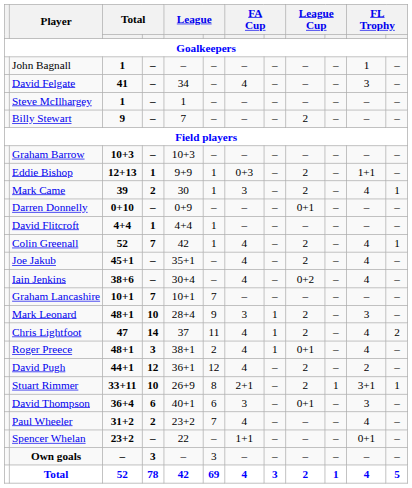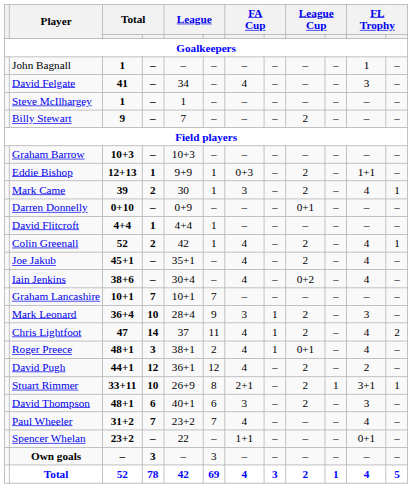(153, 243) 7 -> (153, 243) 2
(122, 314) 48+1 -> (122, 314) 36+4
(122, 403) 36+4 -> (122, 403) 48+1
(305, 403) 0+1 -> (305, 403) 2
(153, 421) 2 -> (153, 421) 7
